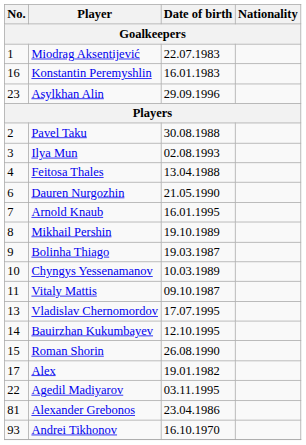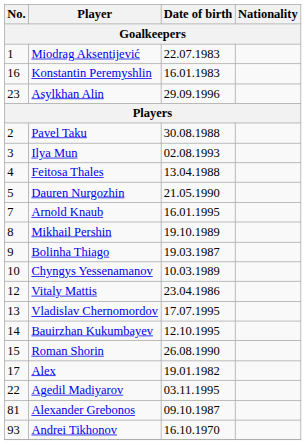(10, 192) 6 -> (10, 192) 5
(13, 291) 11 -> (14, 291) 12
(192, 291) 09.10.1987 -> (192, 291) 23.04.1986
(192, 410) 23.04.1986 -> (192, 410) 09.10.1987
